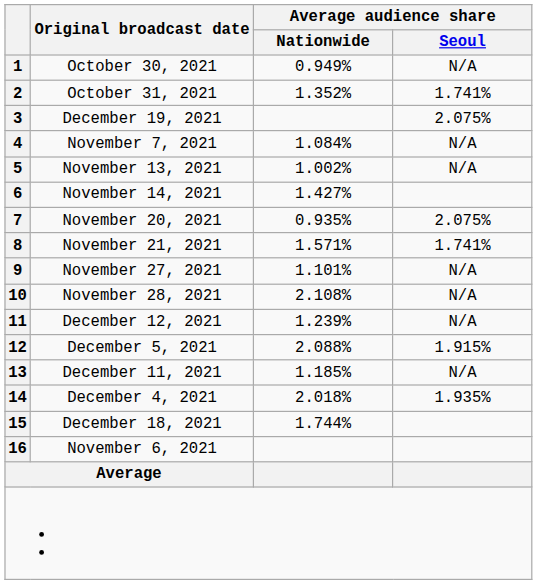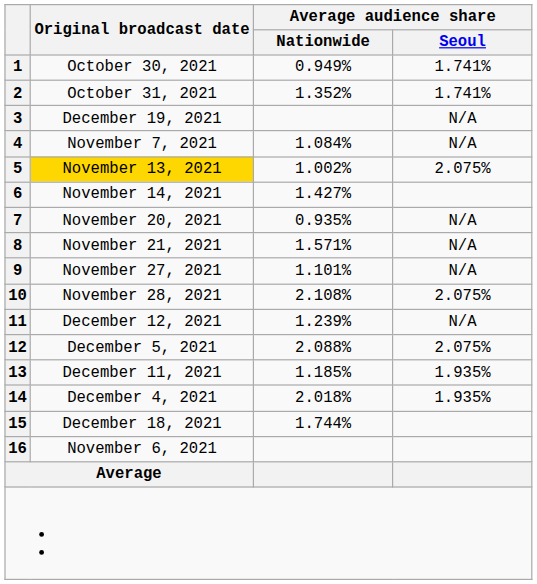(463, 68) N/A -> (463, 68) 1.741%
(463, 118) 2.075% -> (463, 118) N/A
(142, 169) no background -> (142, 169) gold background
(463, 169) N/A -> (463, 169) 2.075%
(463, 220) 2.075% -> (463, 220) N/A
(463, 246) 1.741% -> (463, 246) N/A
(463, 296) N/A -> (463, 296) 2.075%
(463, 347) 1.915% -> (463, 347) 2.075%
(463, 373) N/A -> (463, 373) 1.935%
